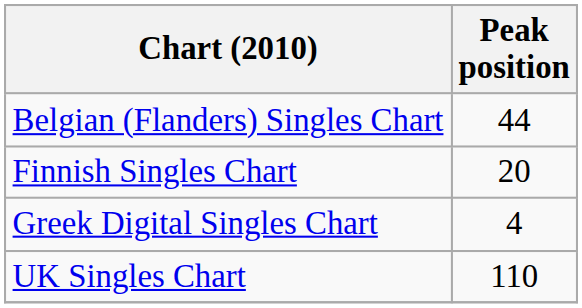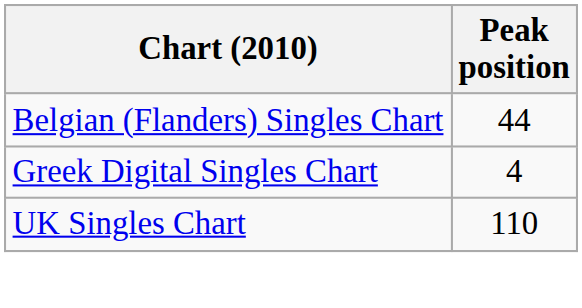- row: (155, 171)
